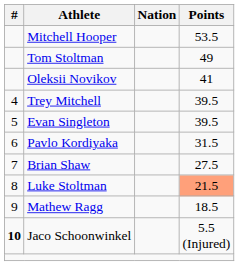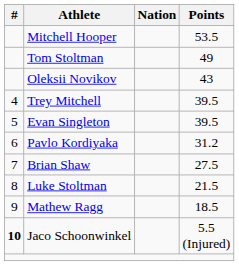(206, 79) 41 -> (206, 79) 43
(206, 143) 31.5 -> (206, 143) 31.2
(206, 185) lightsalmon background -> (206, 185) no background
